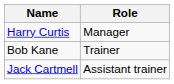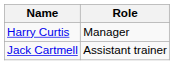- row: (33, 50)
